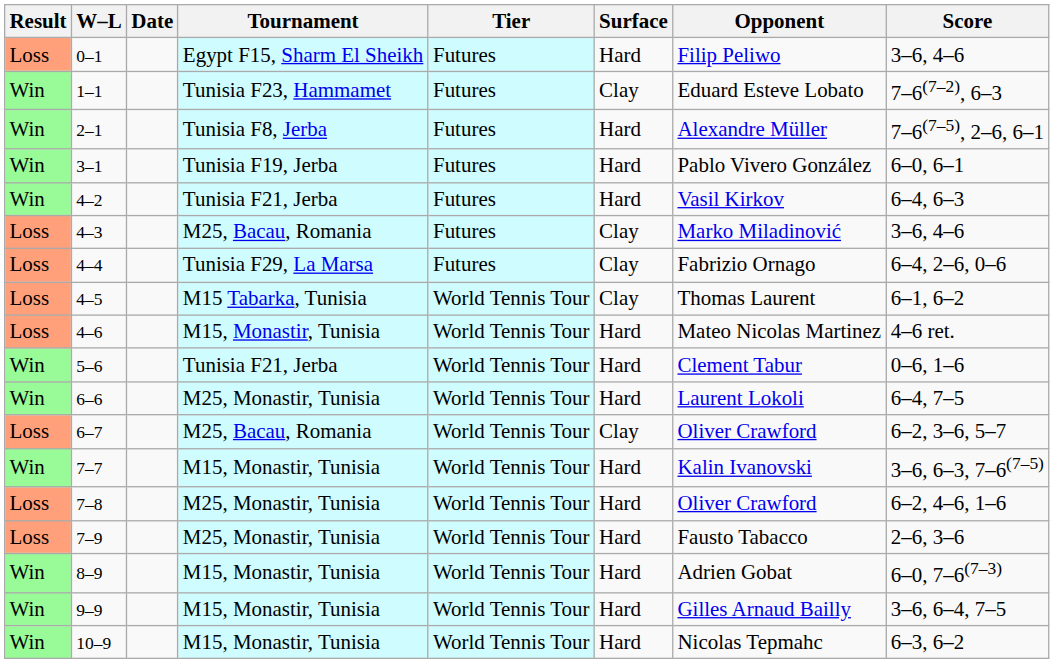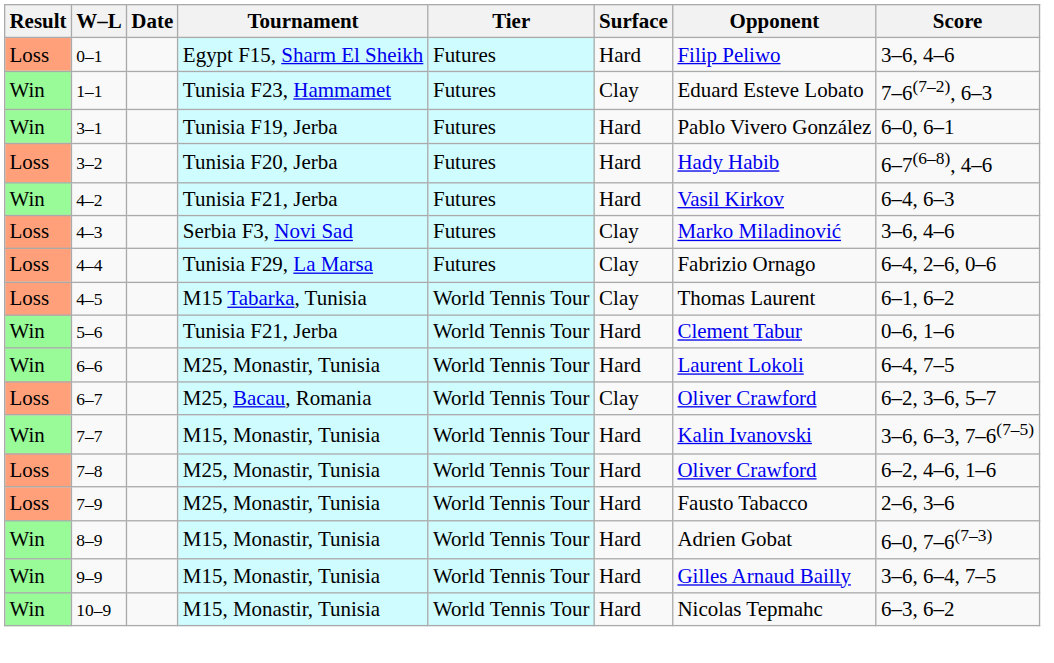- row: (89, 130)
+ row: (89, 163)
(277, 231) M25, Bacau, Romania -> (268, 231) Serbia F3, Novi Sad
- row: (89, 332)
